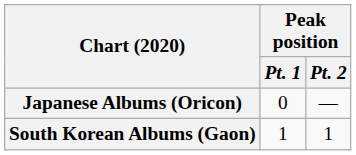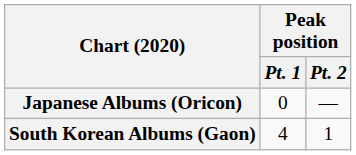(283, 133) 1 -> (283, 133) 4
